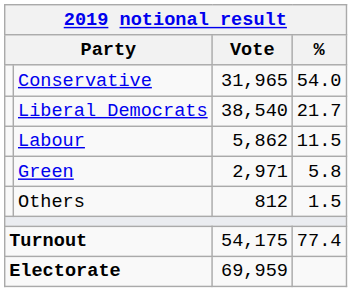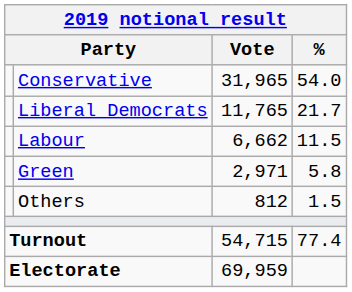(255, 111) 38,540 -> (255, 111) 11,765
(260, 141) 5,862 -> (260, 141) 6,662
(255, 241) 54,175 -> (255, 241) 54,715
